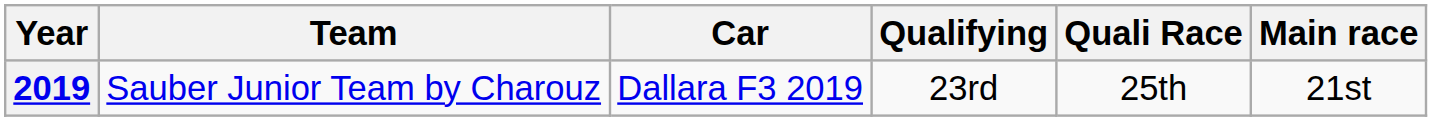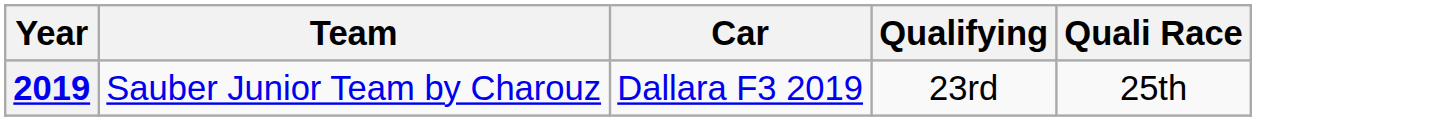- column: (1339, 33)
